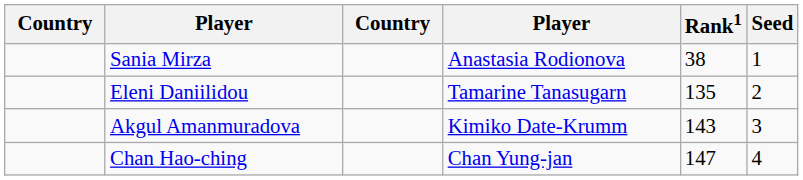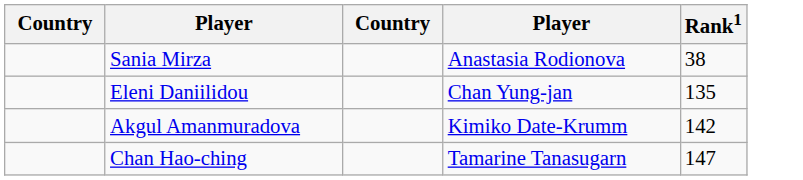- column: (772, 23)
(537, 92) Tamarine Tanasugarn -> (510, 92) Chan Yung-jan
(700, 125) 143 -> (700, 125) 142
(510, 158) Chan Yung-jan -> (537, 158) Tamarine Tanasugarn
